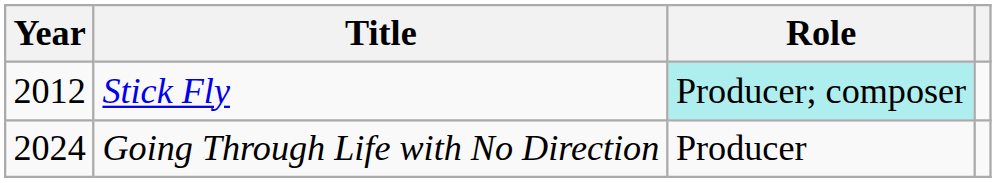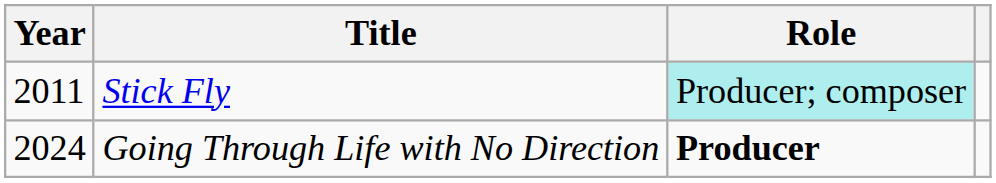(50, 90) 2012 -> (49, 90) 2011
(741, 147) normal -> (748, 147) bold
